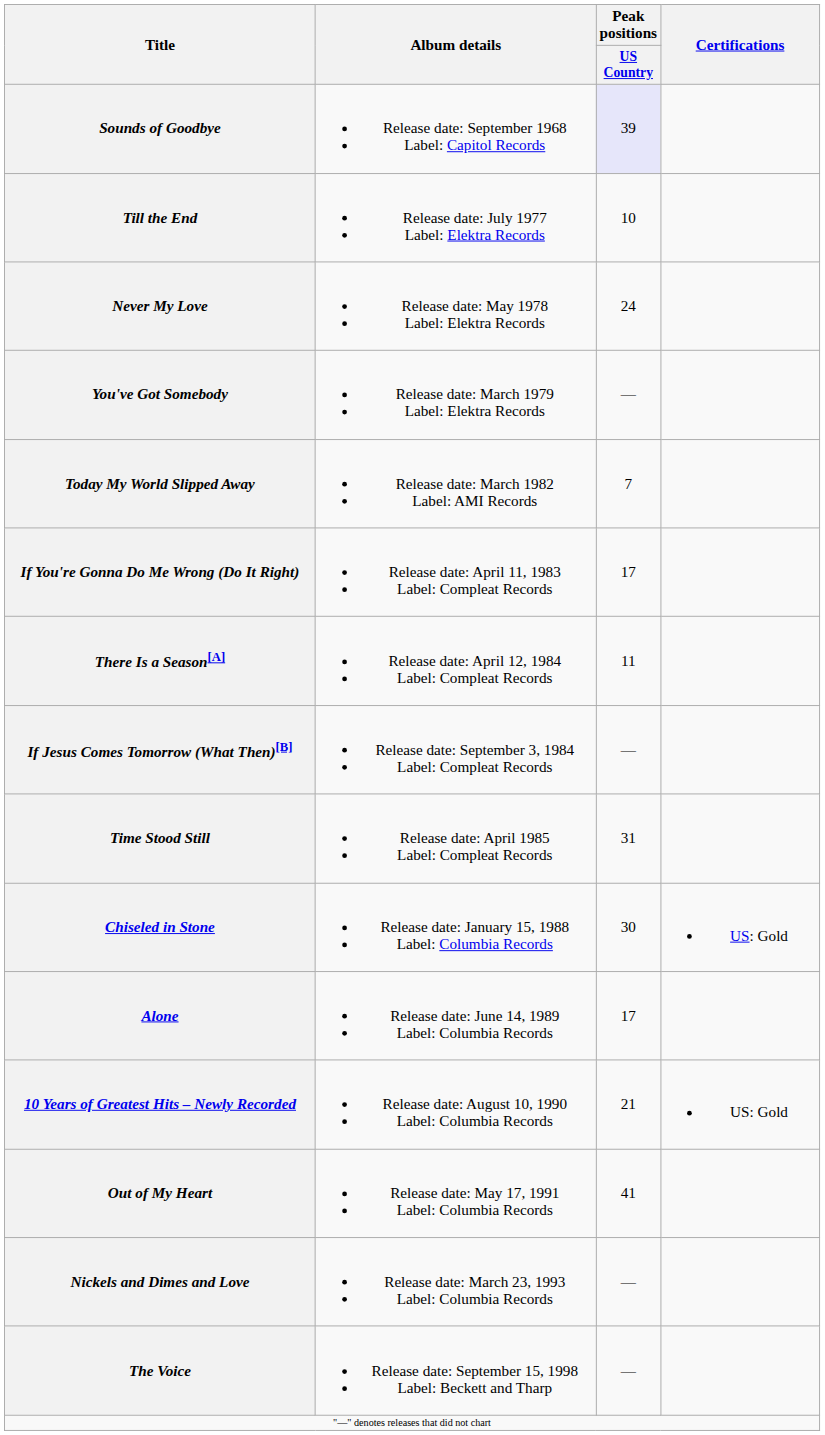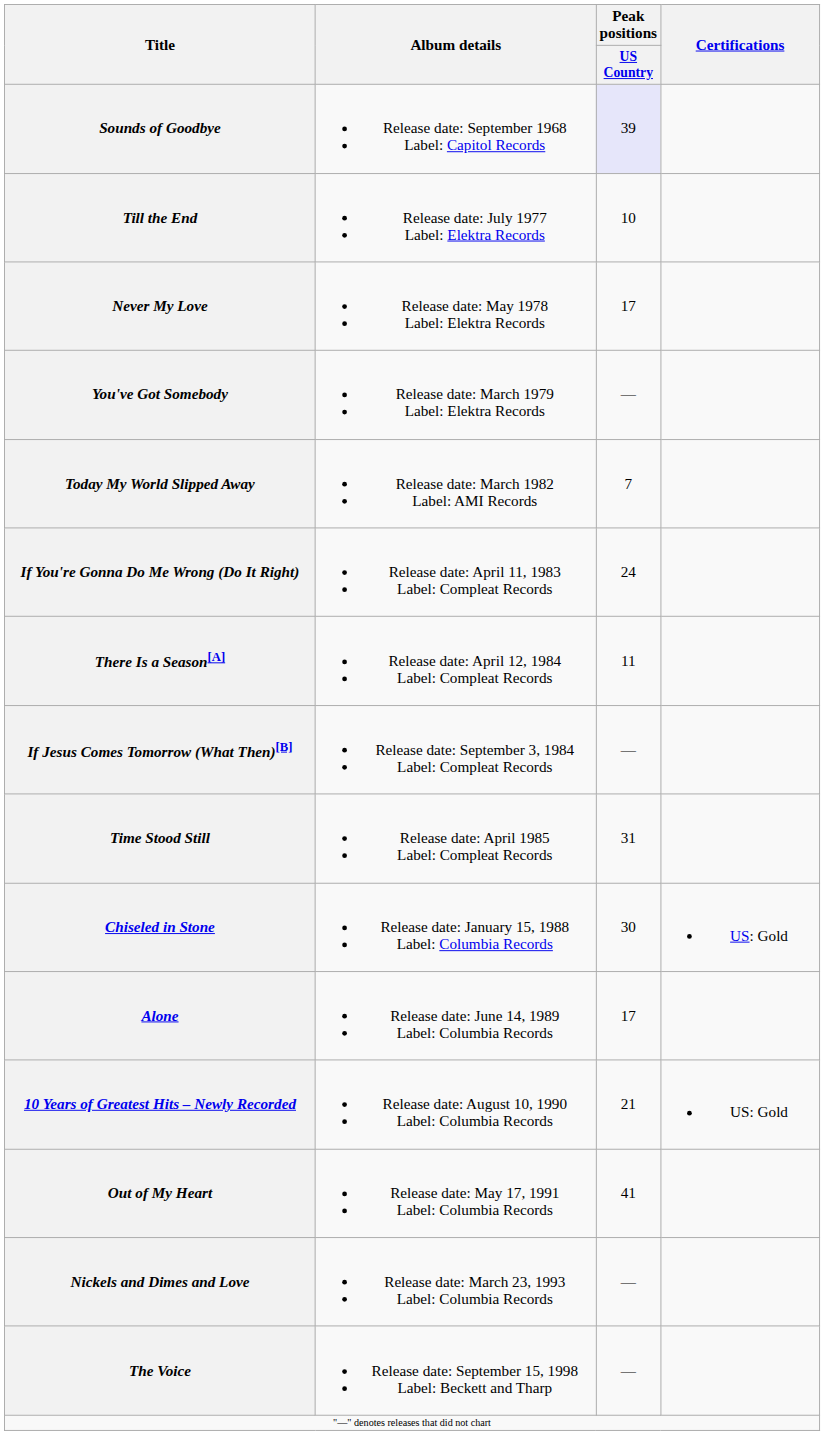(628, 306) 24 -> (628, 306) 17
(628, 572) 17 -> (628, 572) 24
